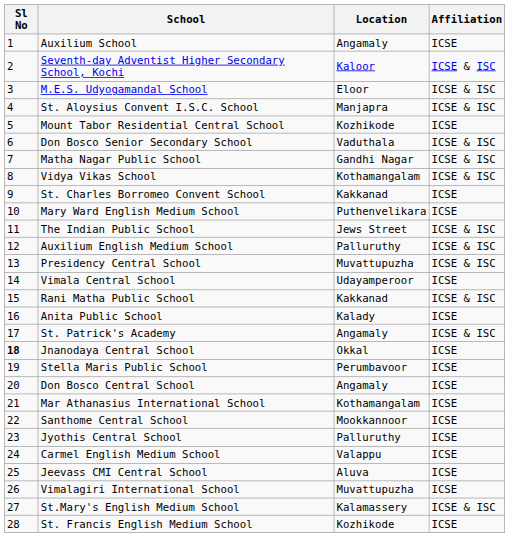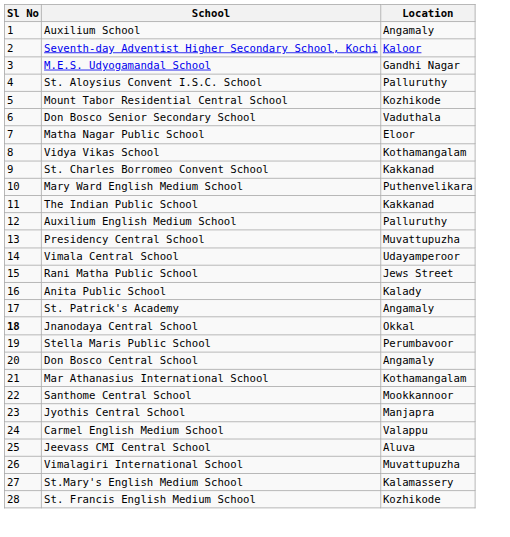- column: (467, 19)
(353, 90) Eloor -> (421, 65) Gandhi Nagar
(362, 107) Manjapra -> (415, 83) Palluruthy
(375, 159) Gandhi Nagar -> (399, 135) Eloor
(372, 229) Jews Street -> (409, 204) Kakkanad
(362, 298) Kakkanad -> (418, 274) Jews Street
(369, 437) Palluruthy -> (409, 413) Manjapra
